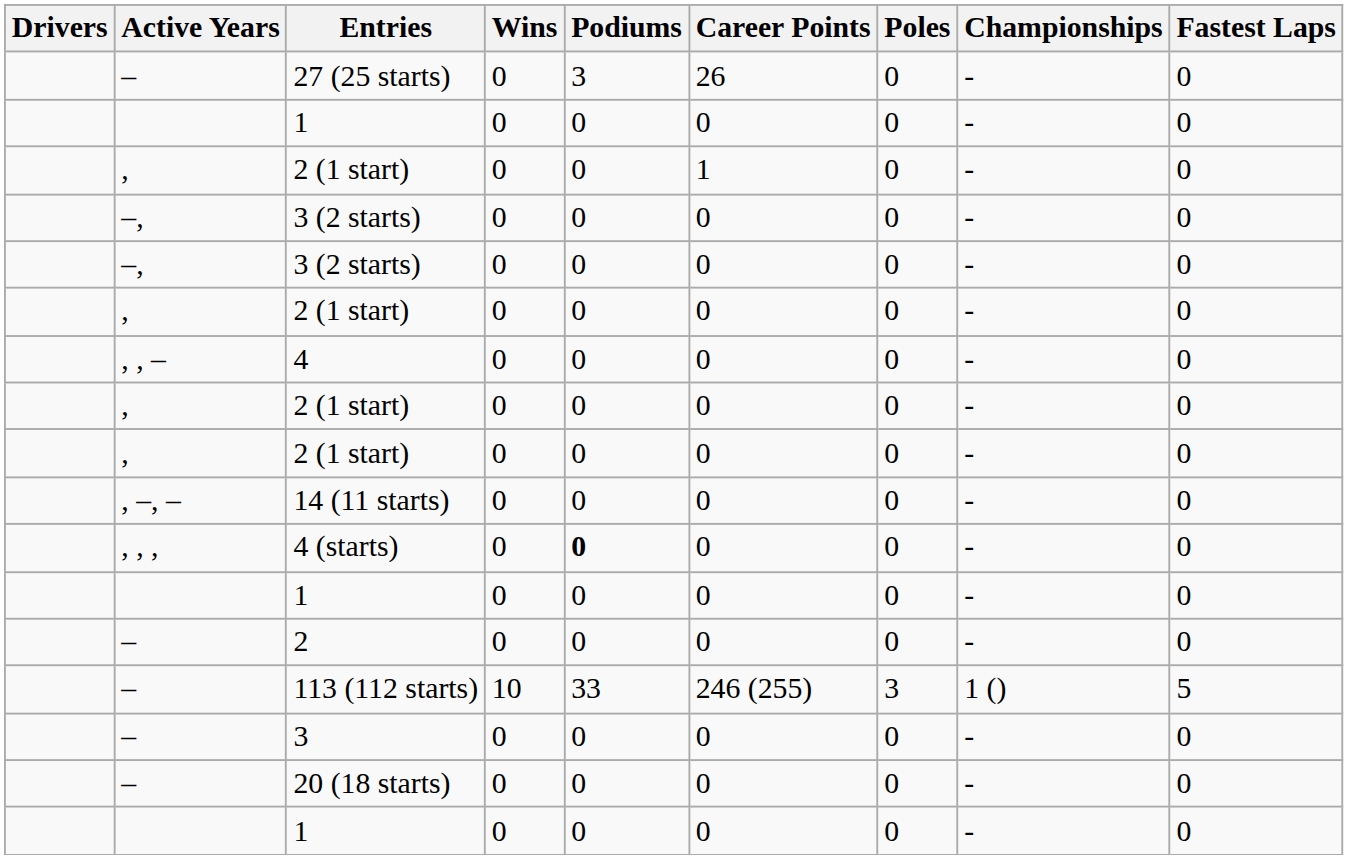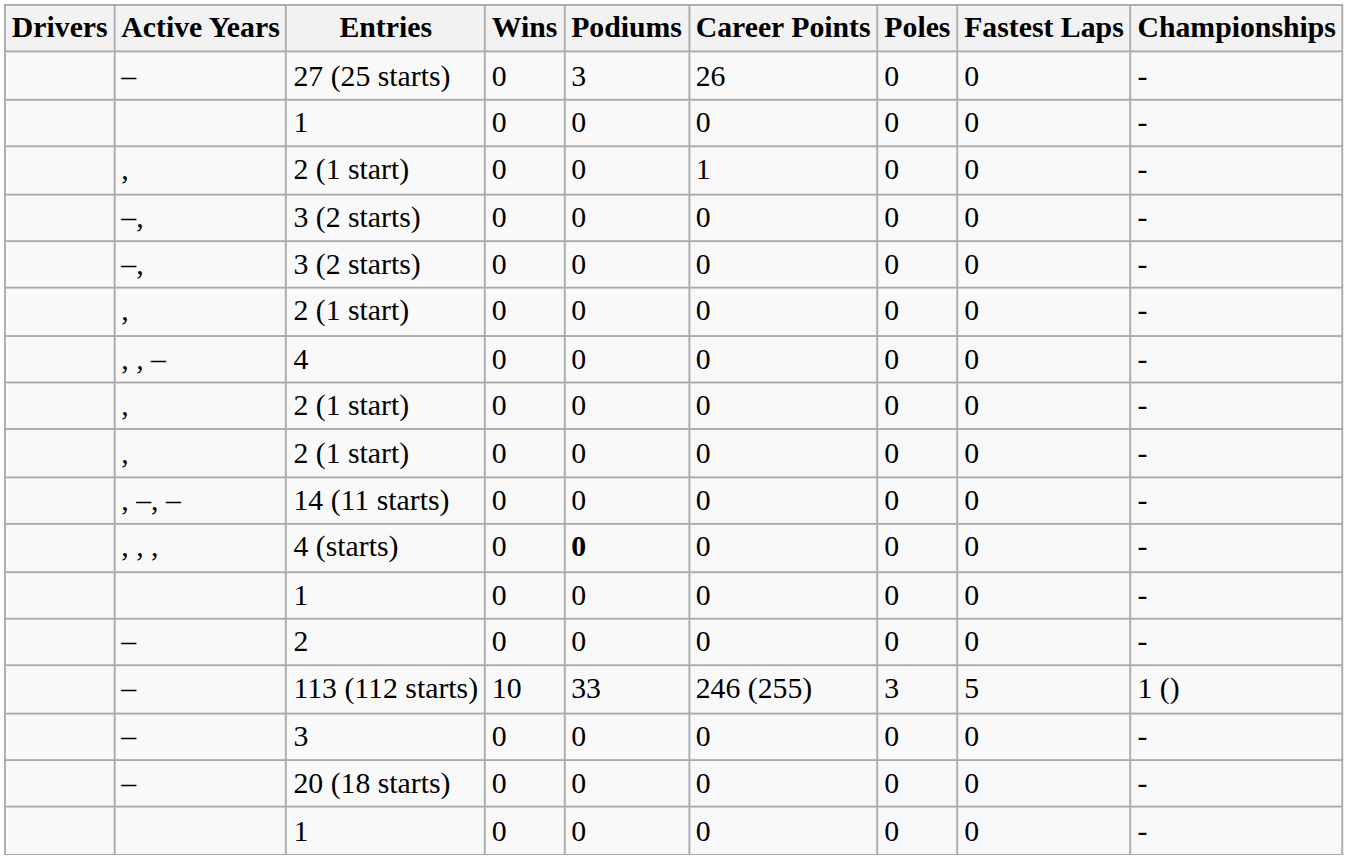columns swapped: (1256, 28) <-> (1063, 28)
